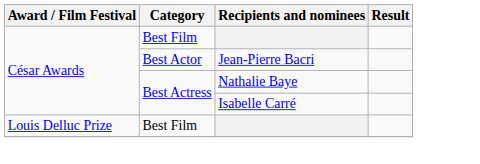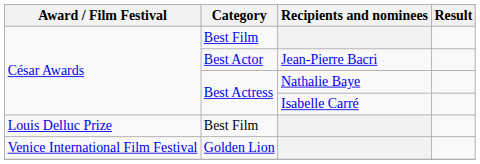+ row: (239, 147)
